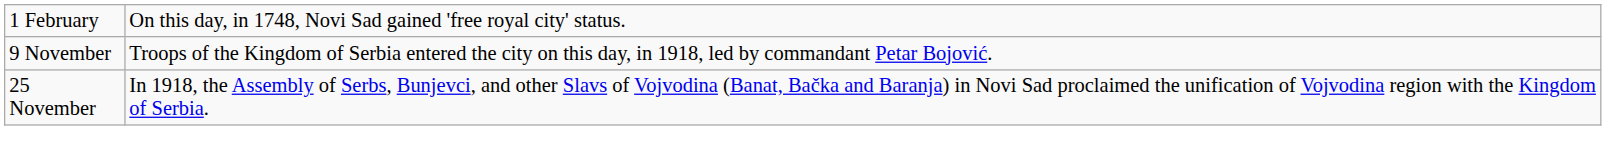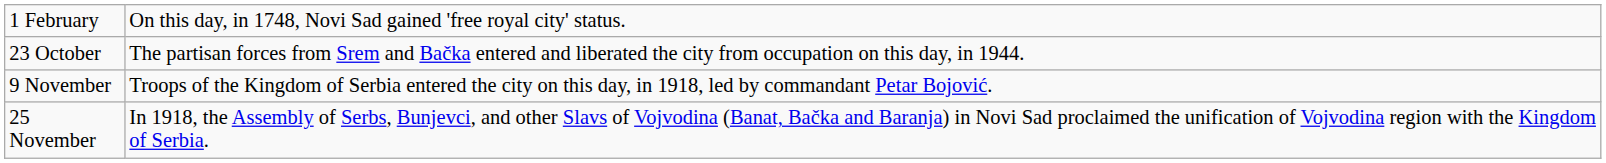+ row: (55, 53)
